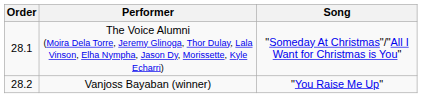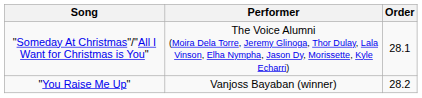columns swapped: (22, 13) <-> (337, 13)
